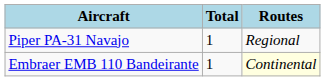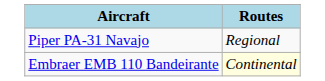- column: (222, 16)
